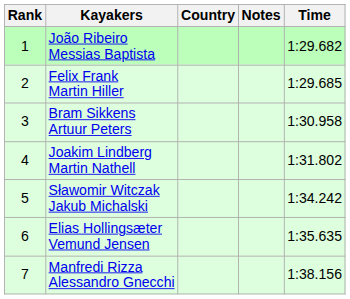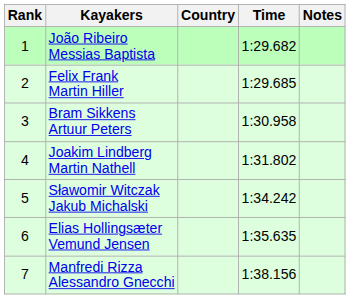columns swapped: (315, 15) <-> (261, 15)
